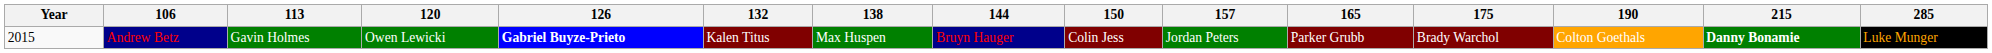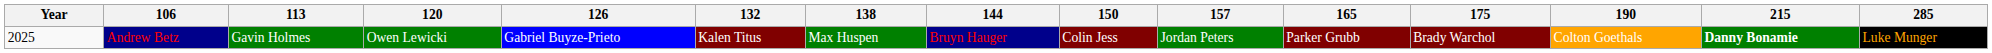(21, 37) 2015 -> (21, 37) 2025
(564, 37) bold -> (562, 37) normal
